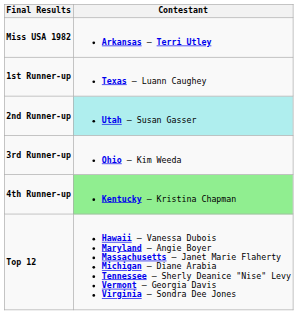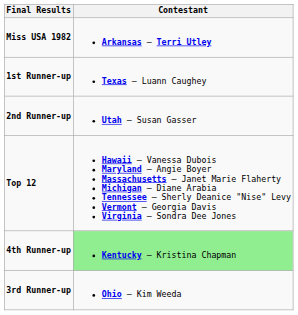(183, 121) paleturquoise background -> (183, 121) no background
rows swapped: (39, 156) <-> (21, 262)
